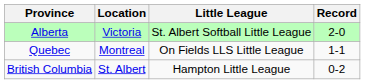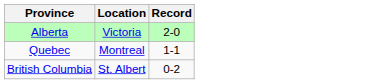- column: (231, 13)
